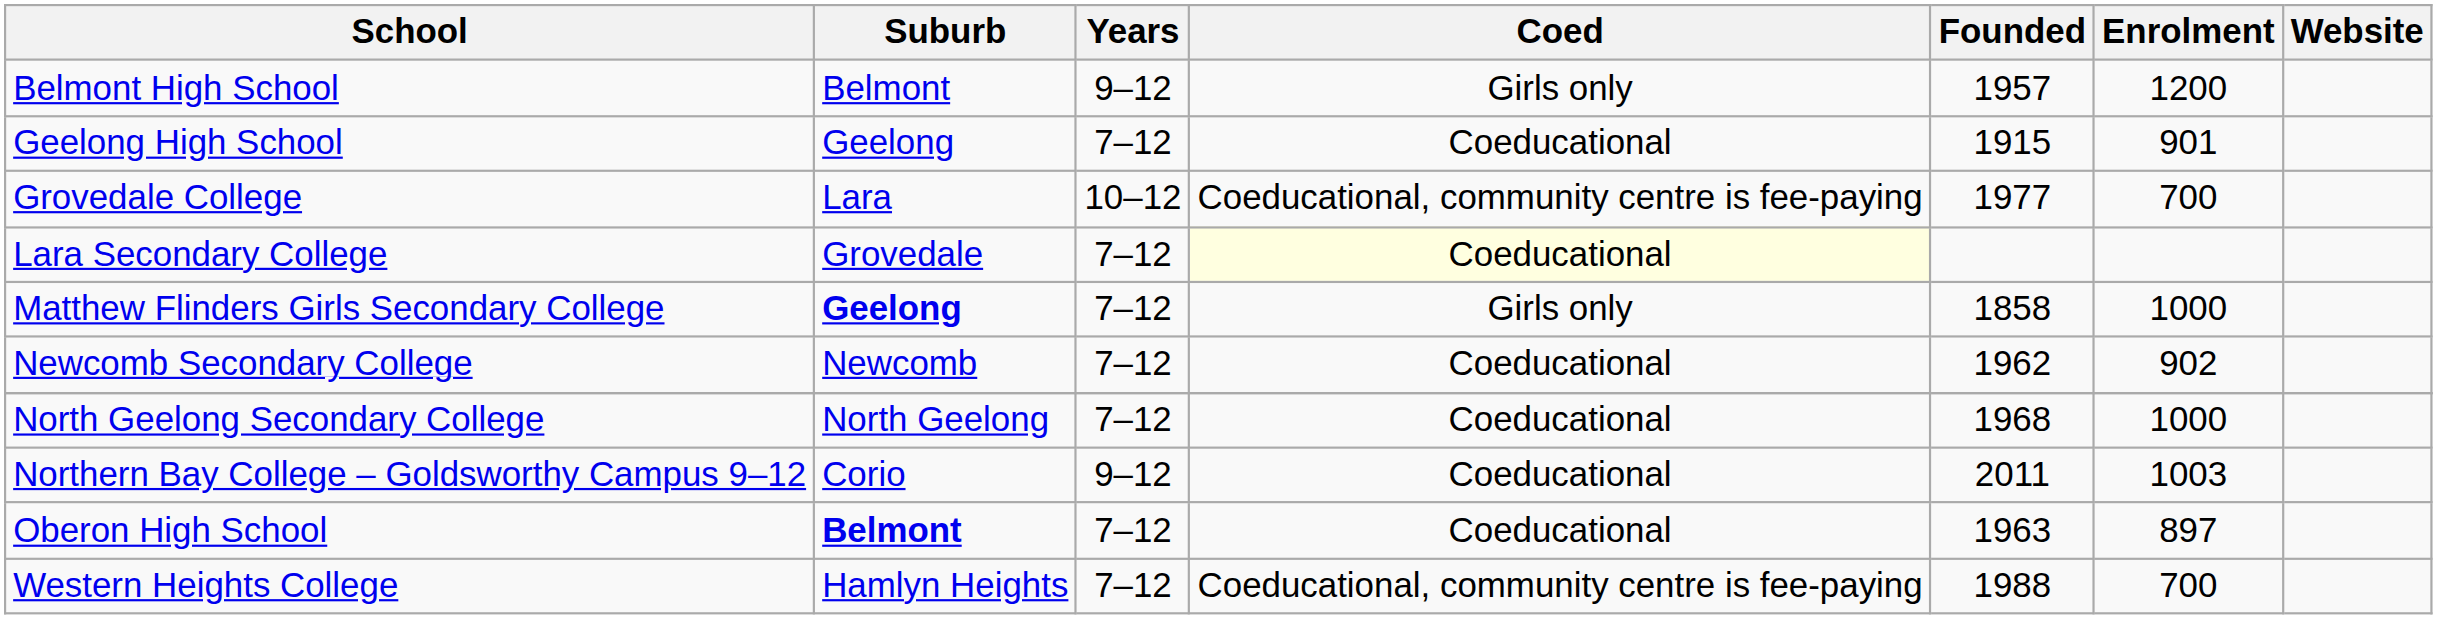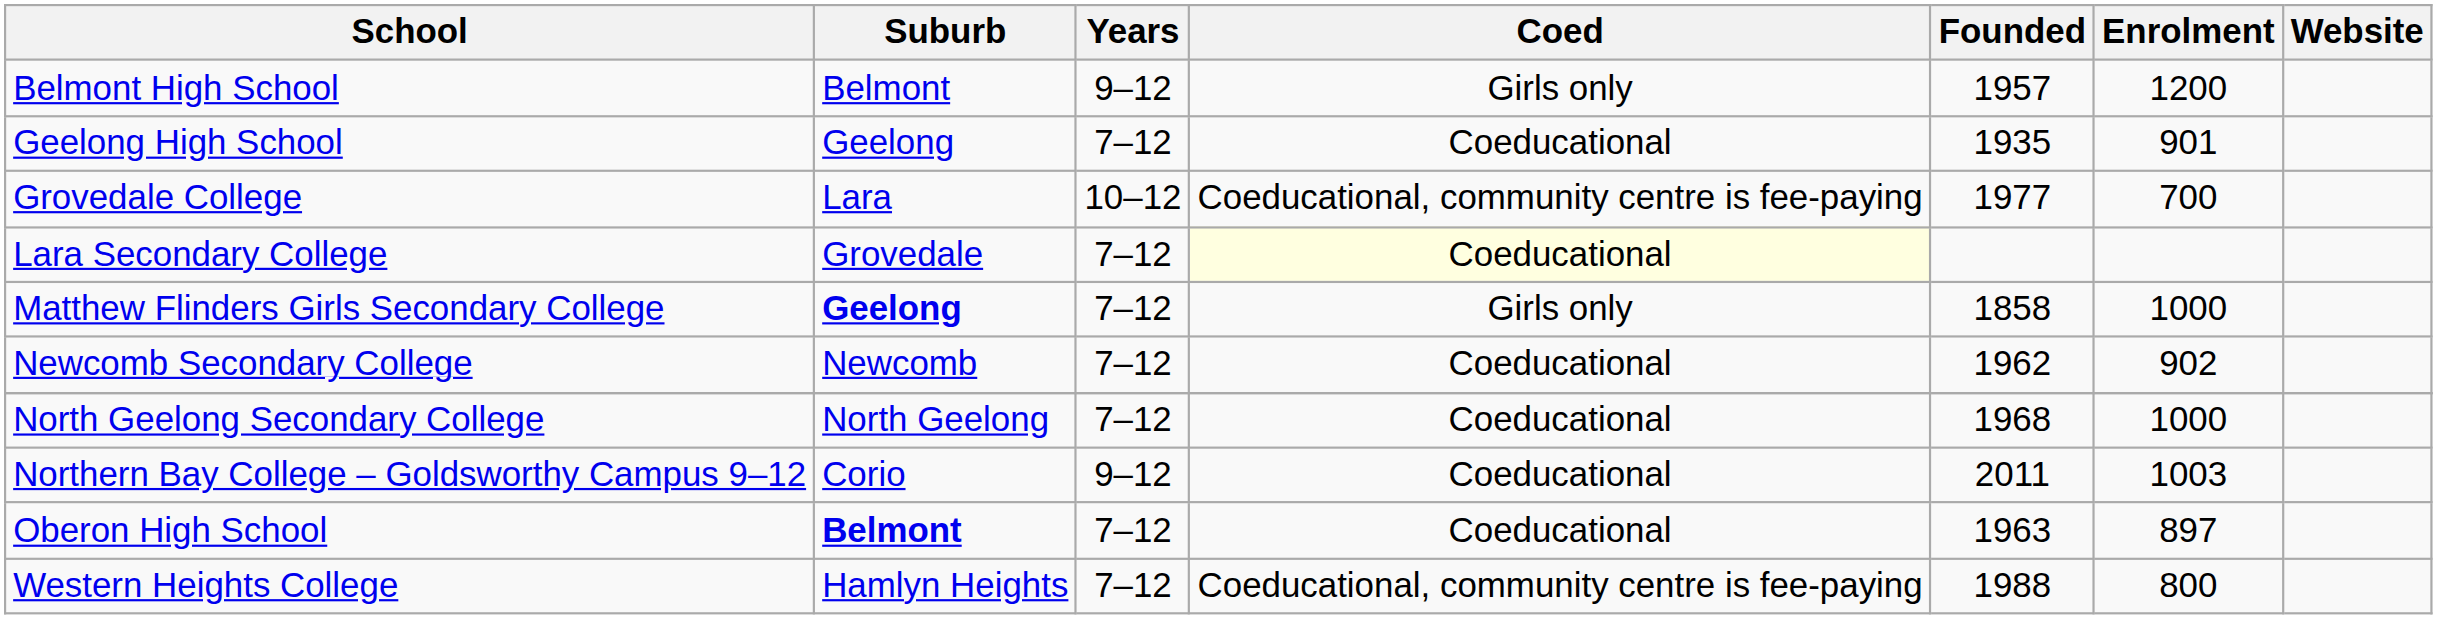(2012, 142) 1915 -> (2012, 142) 1935
(2188, 585) 700 -> (2188, 585) 800
